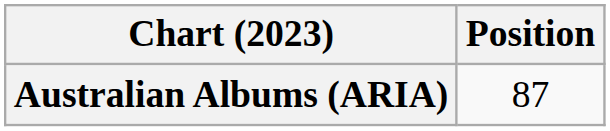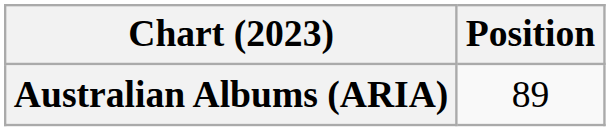(531, 93) 87 -> (531, 93) 89
